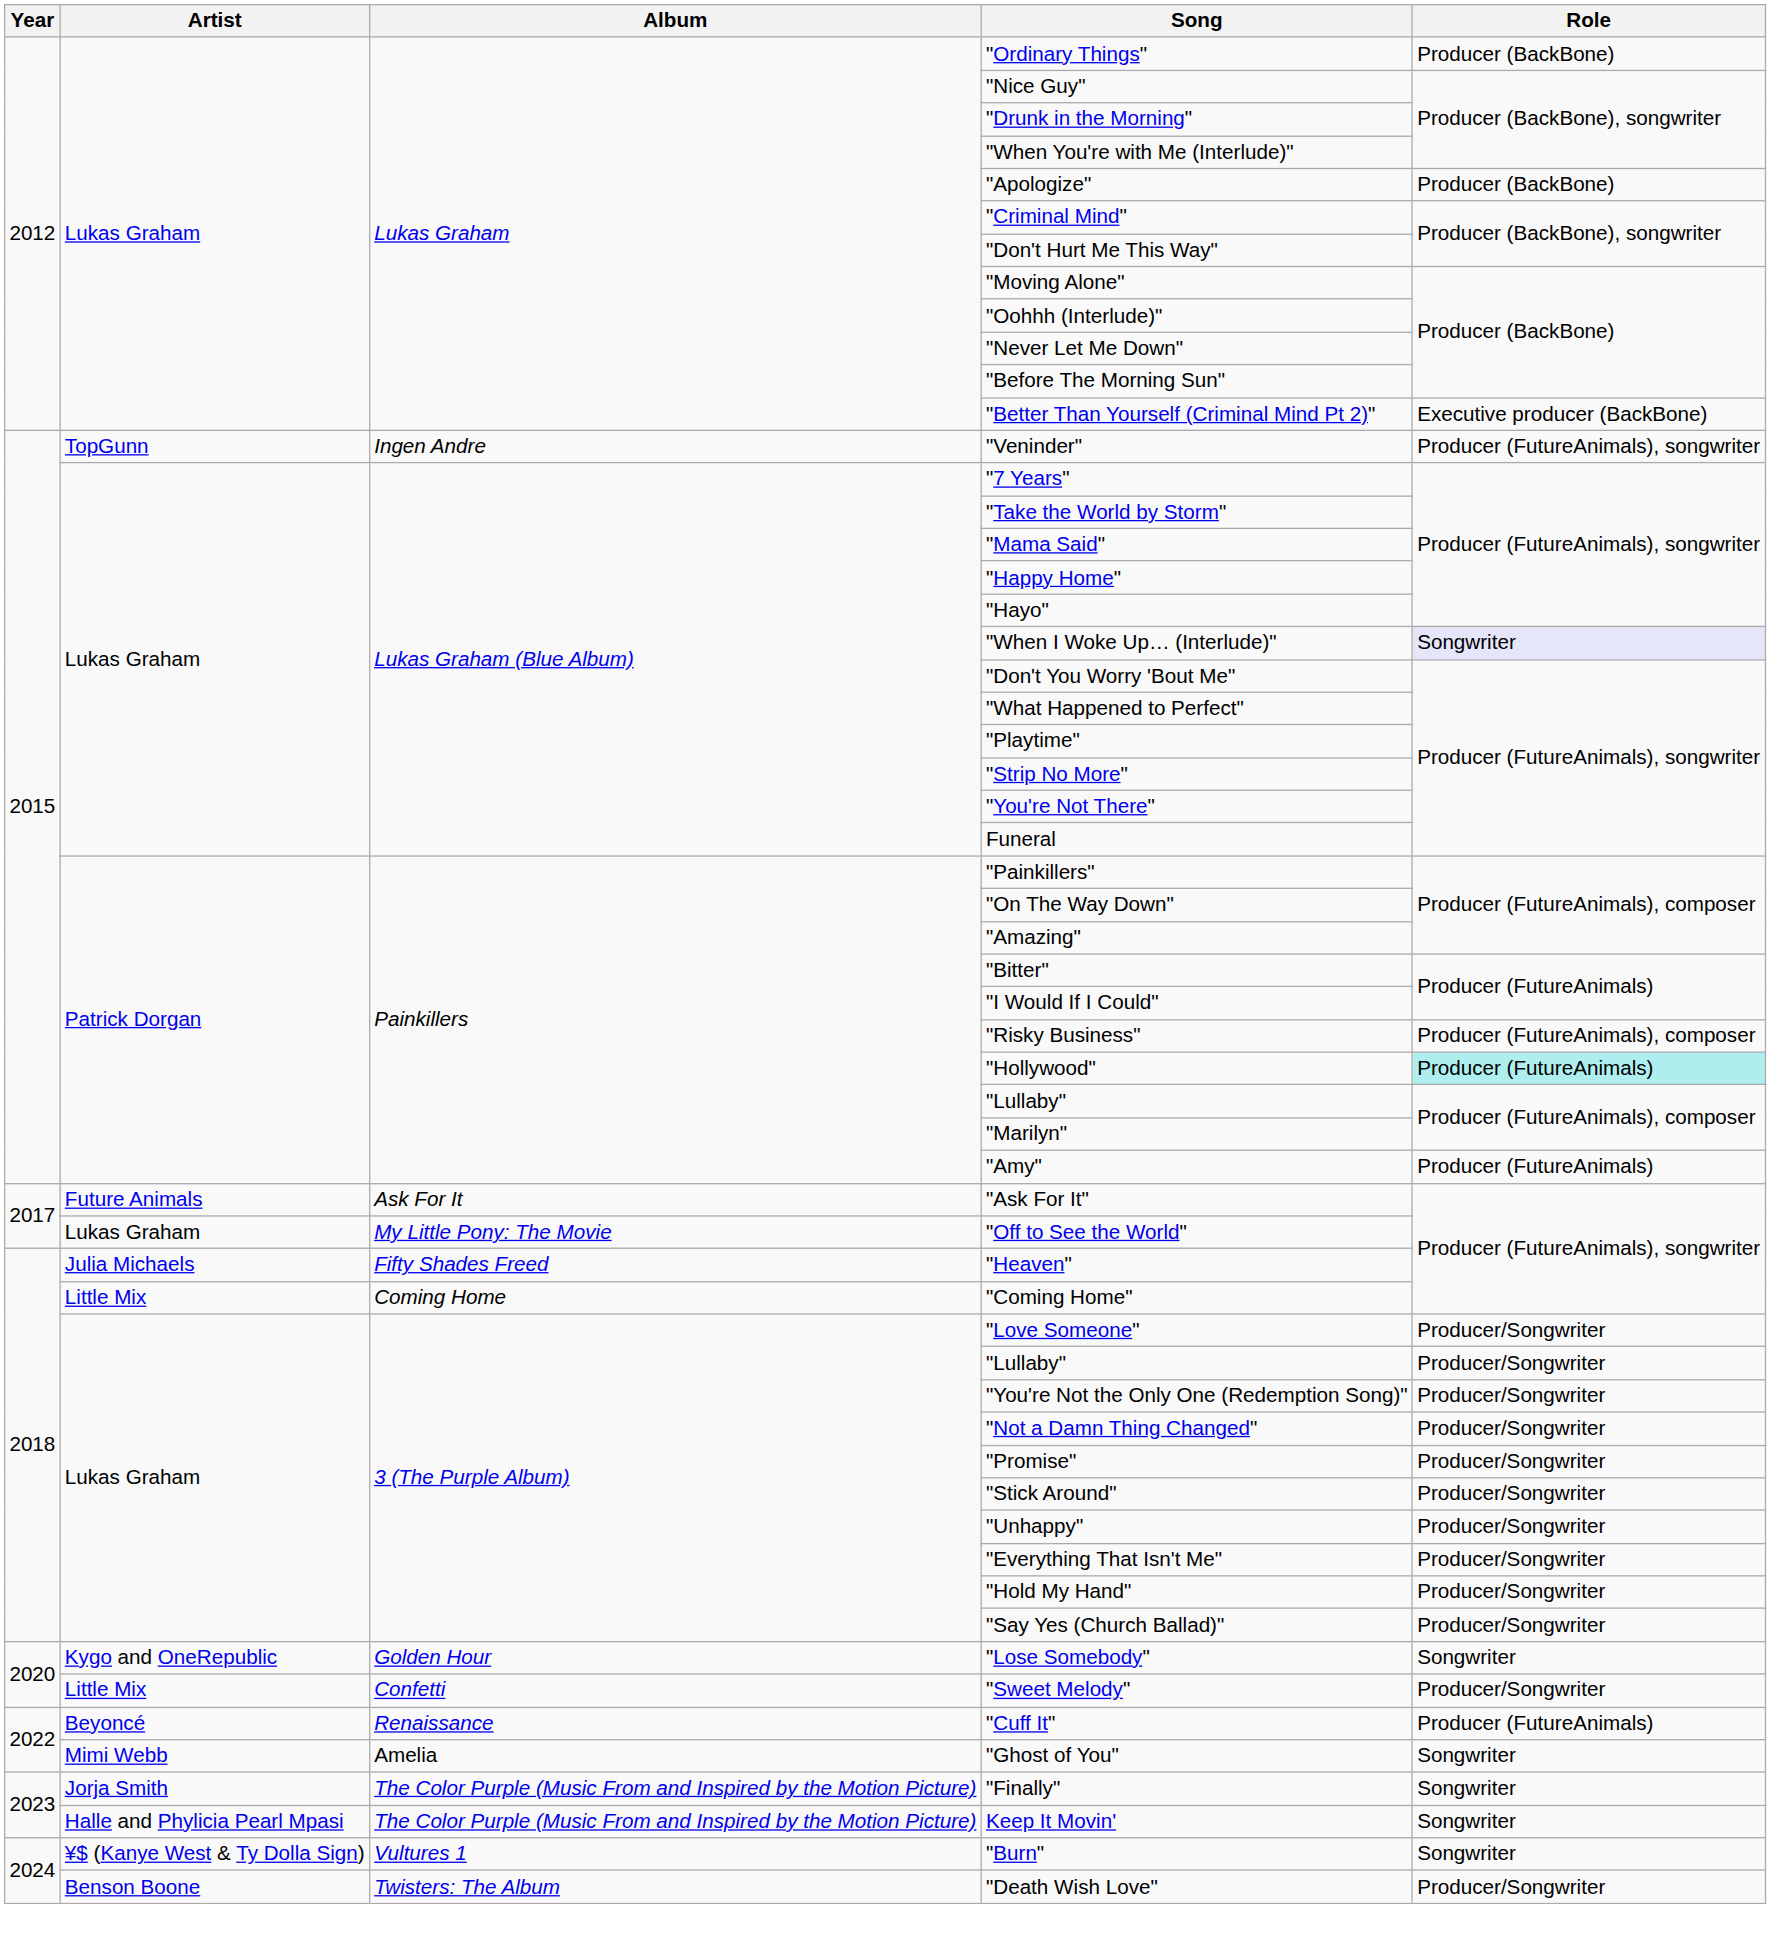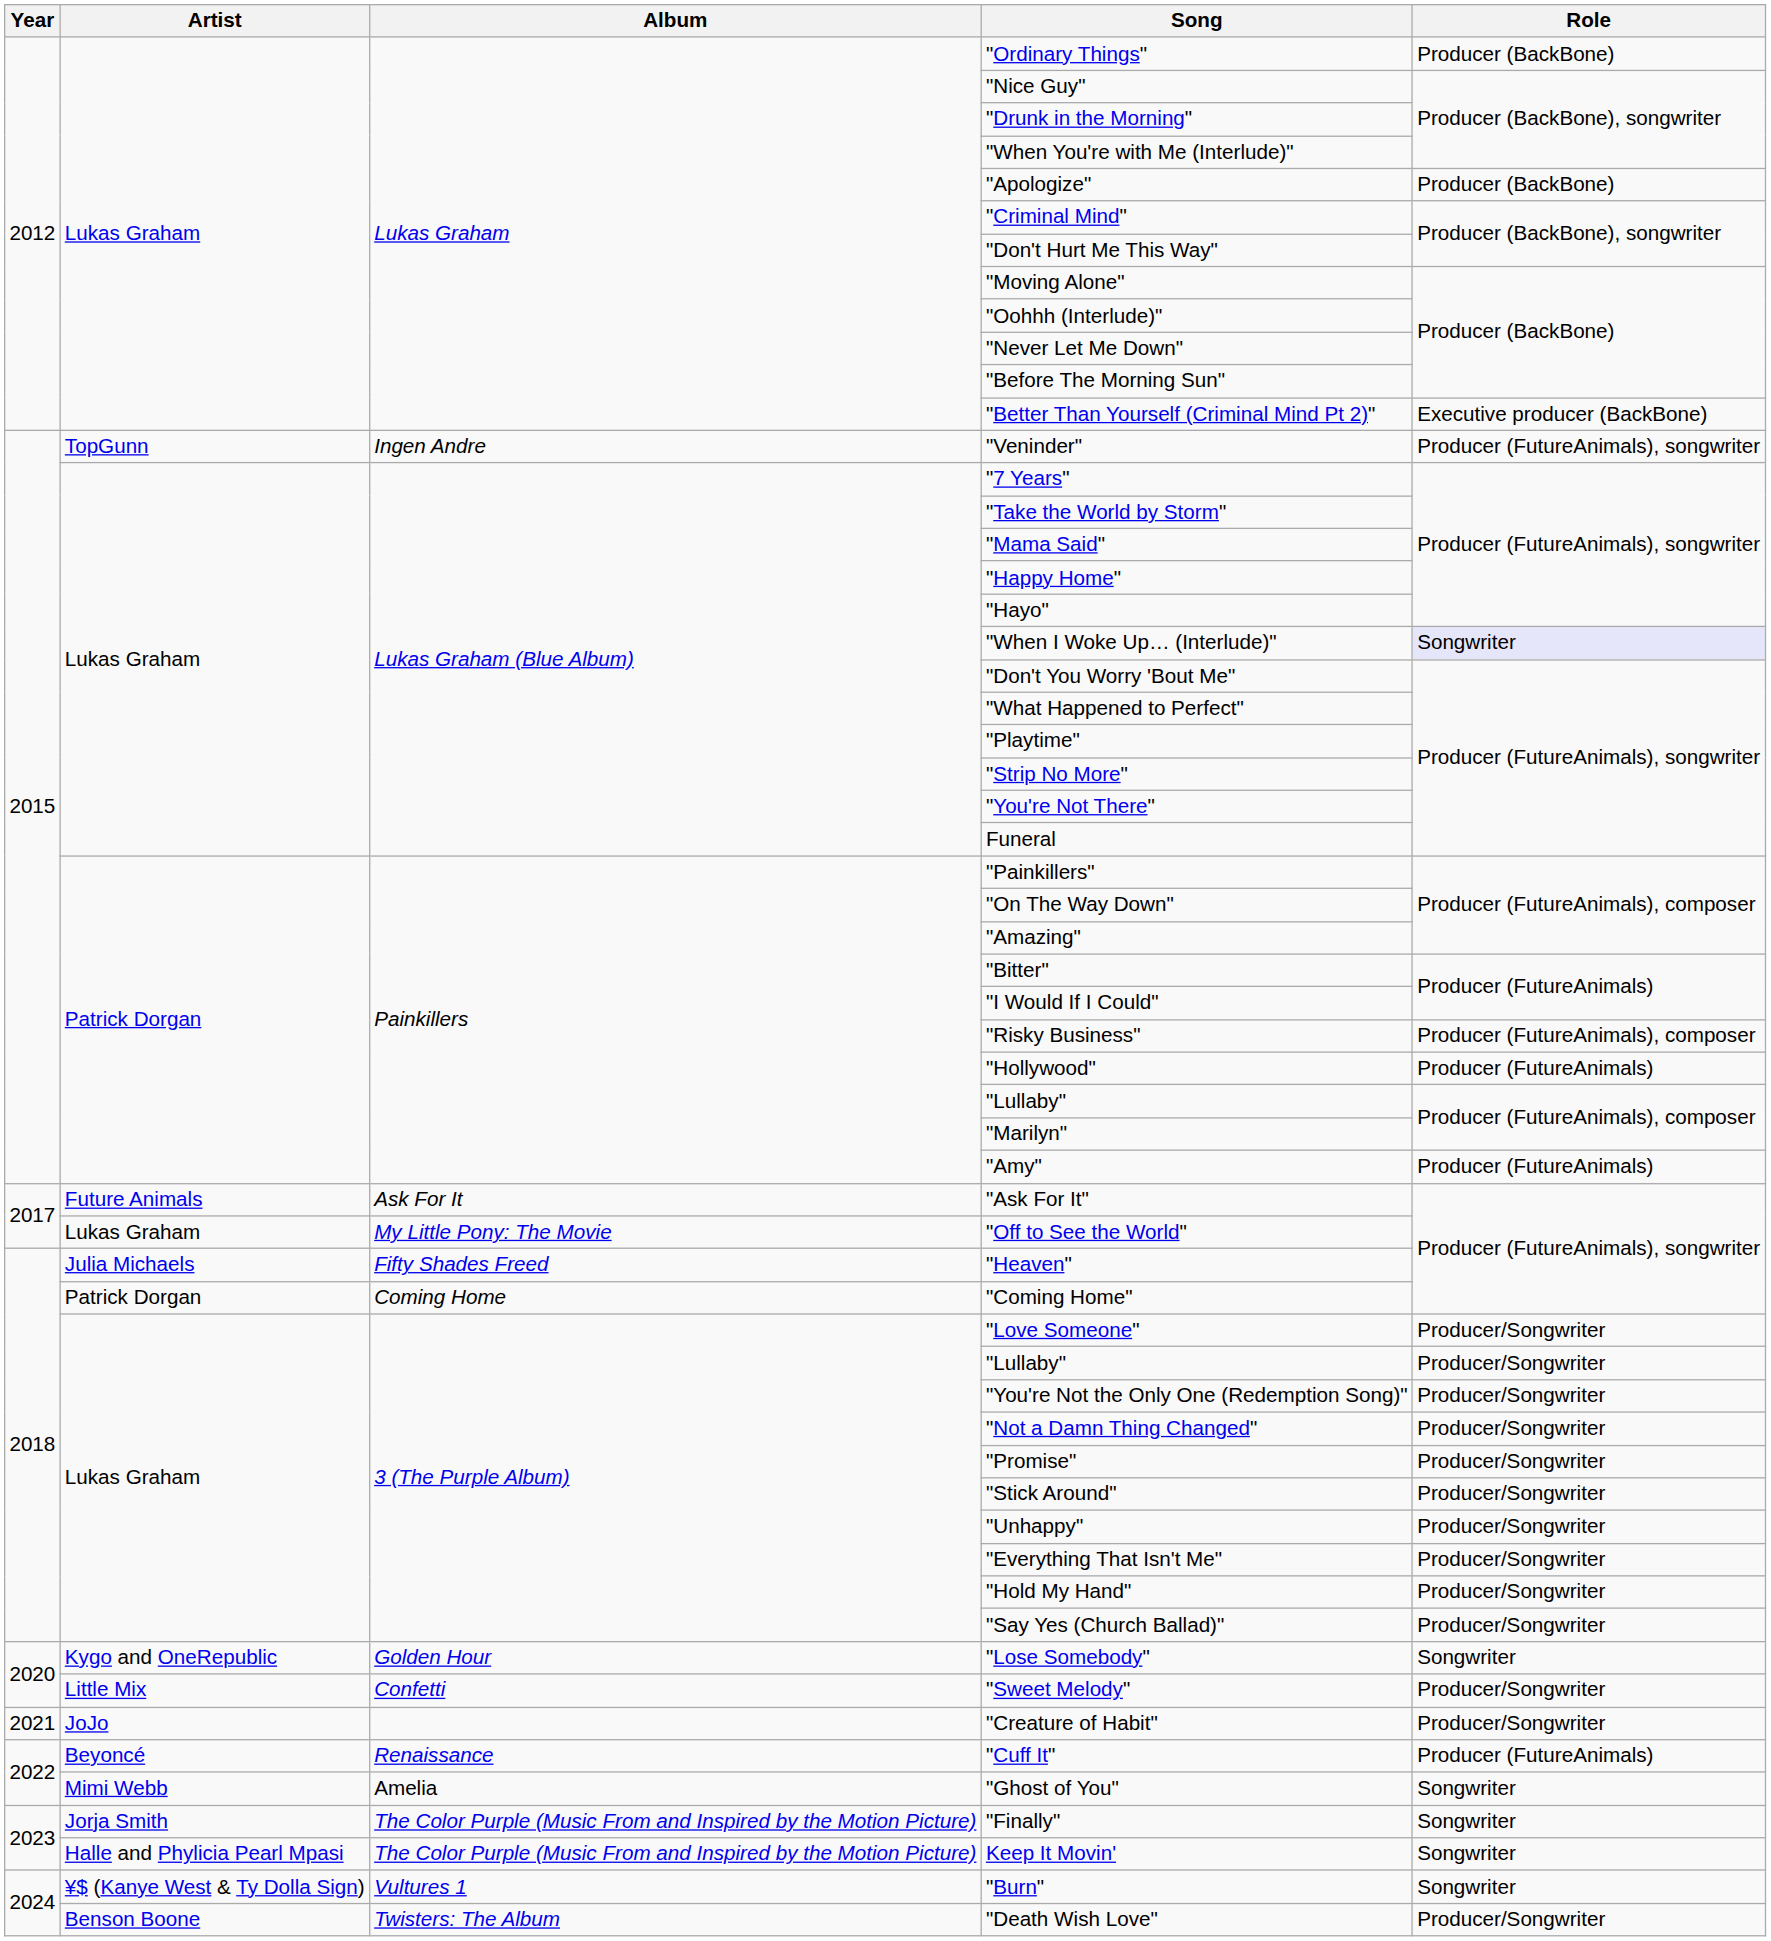(1535, 1068) paleturquoise background -> (1535, 1068) no background
(106, 1297) Little Mix -> (133, 1297) Patrick Dorgan
+ row: (675, 1723)
